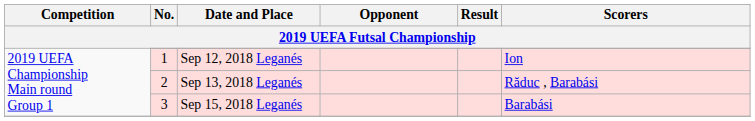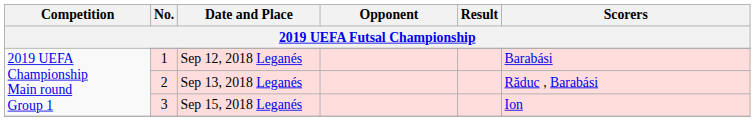(514, 59) Ion -> (529, 59) Barabási
(529, 105) Barabási -> (514, 105) Ion
